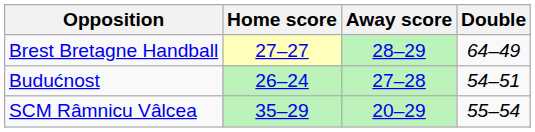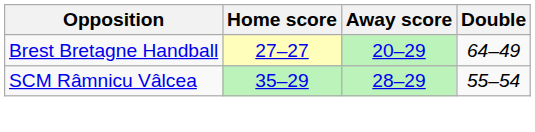(399, 50) 28–29 -> (399, 50) 20–29
- row: (54, 80)
(399, 111) 20–29 -> (399, 80) 28–29
